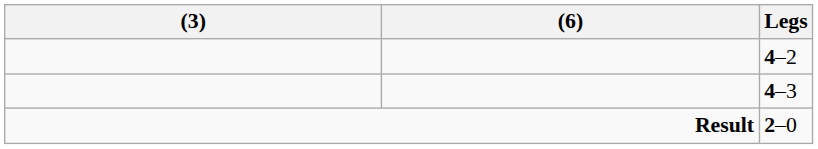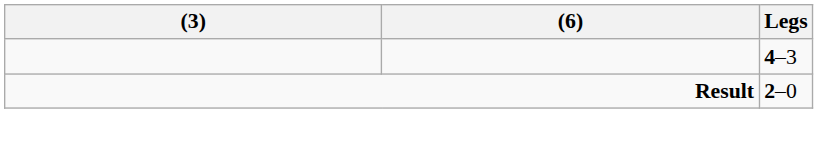- row: (780, 56)
